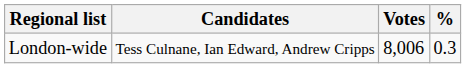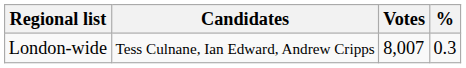(404, 47) 8,006 -> (404, 47) 8,007
